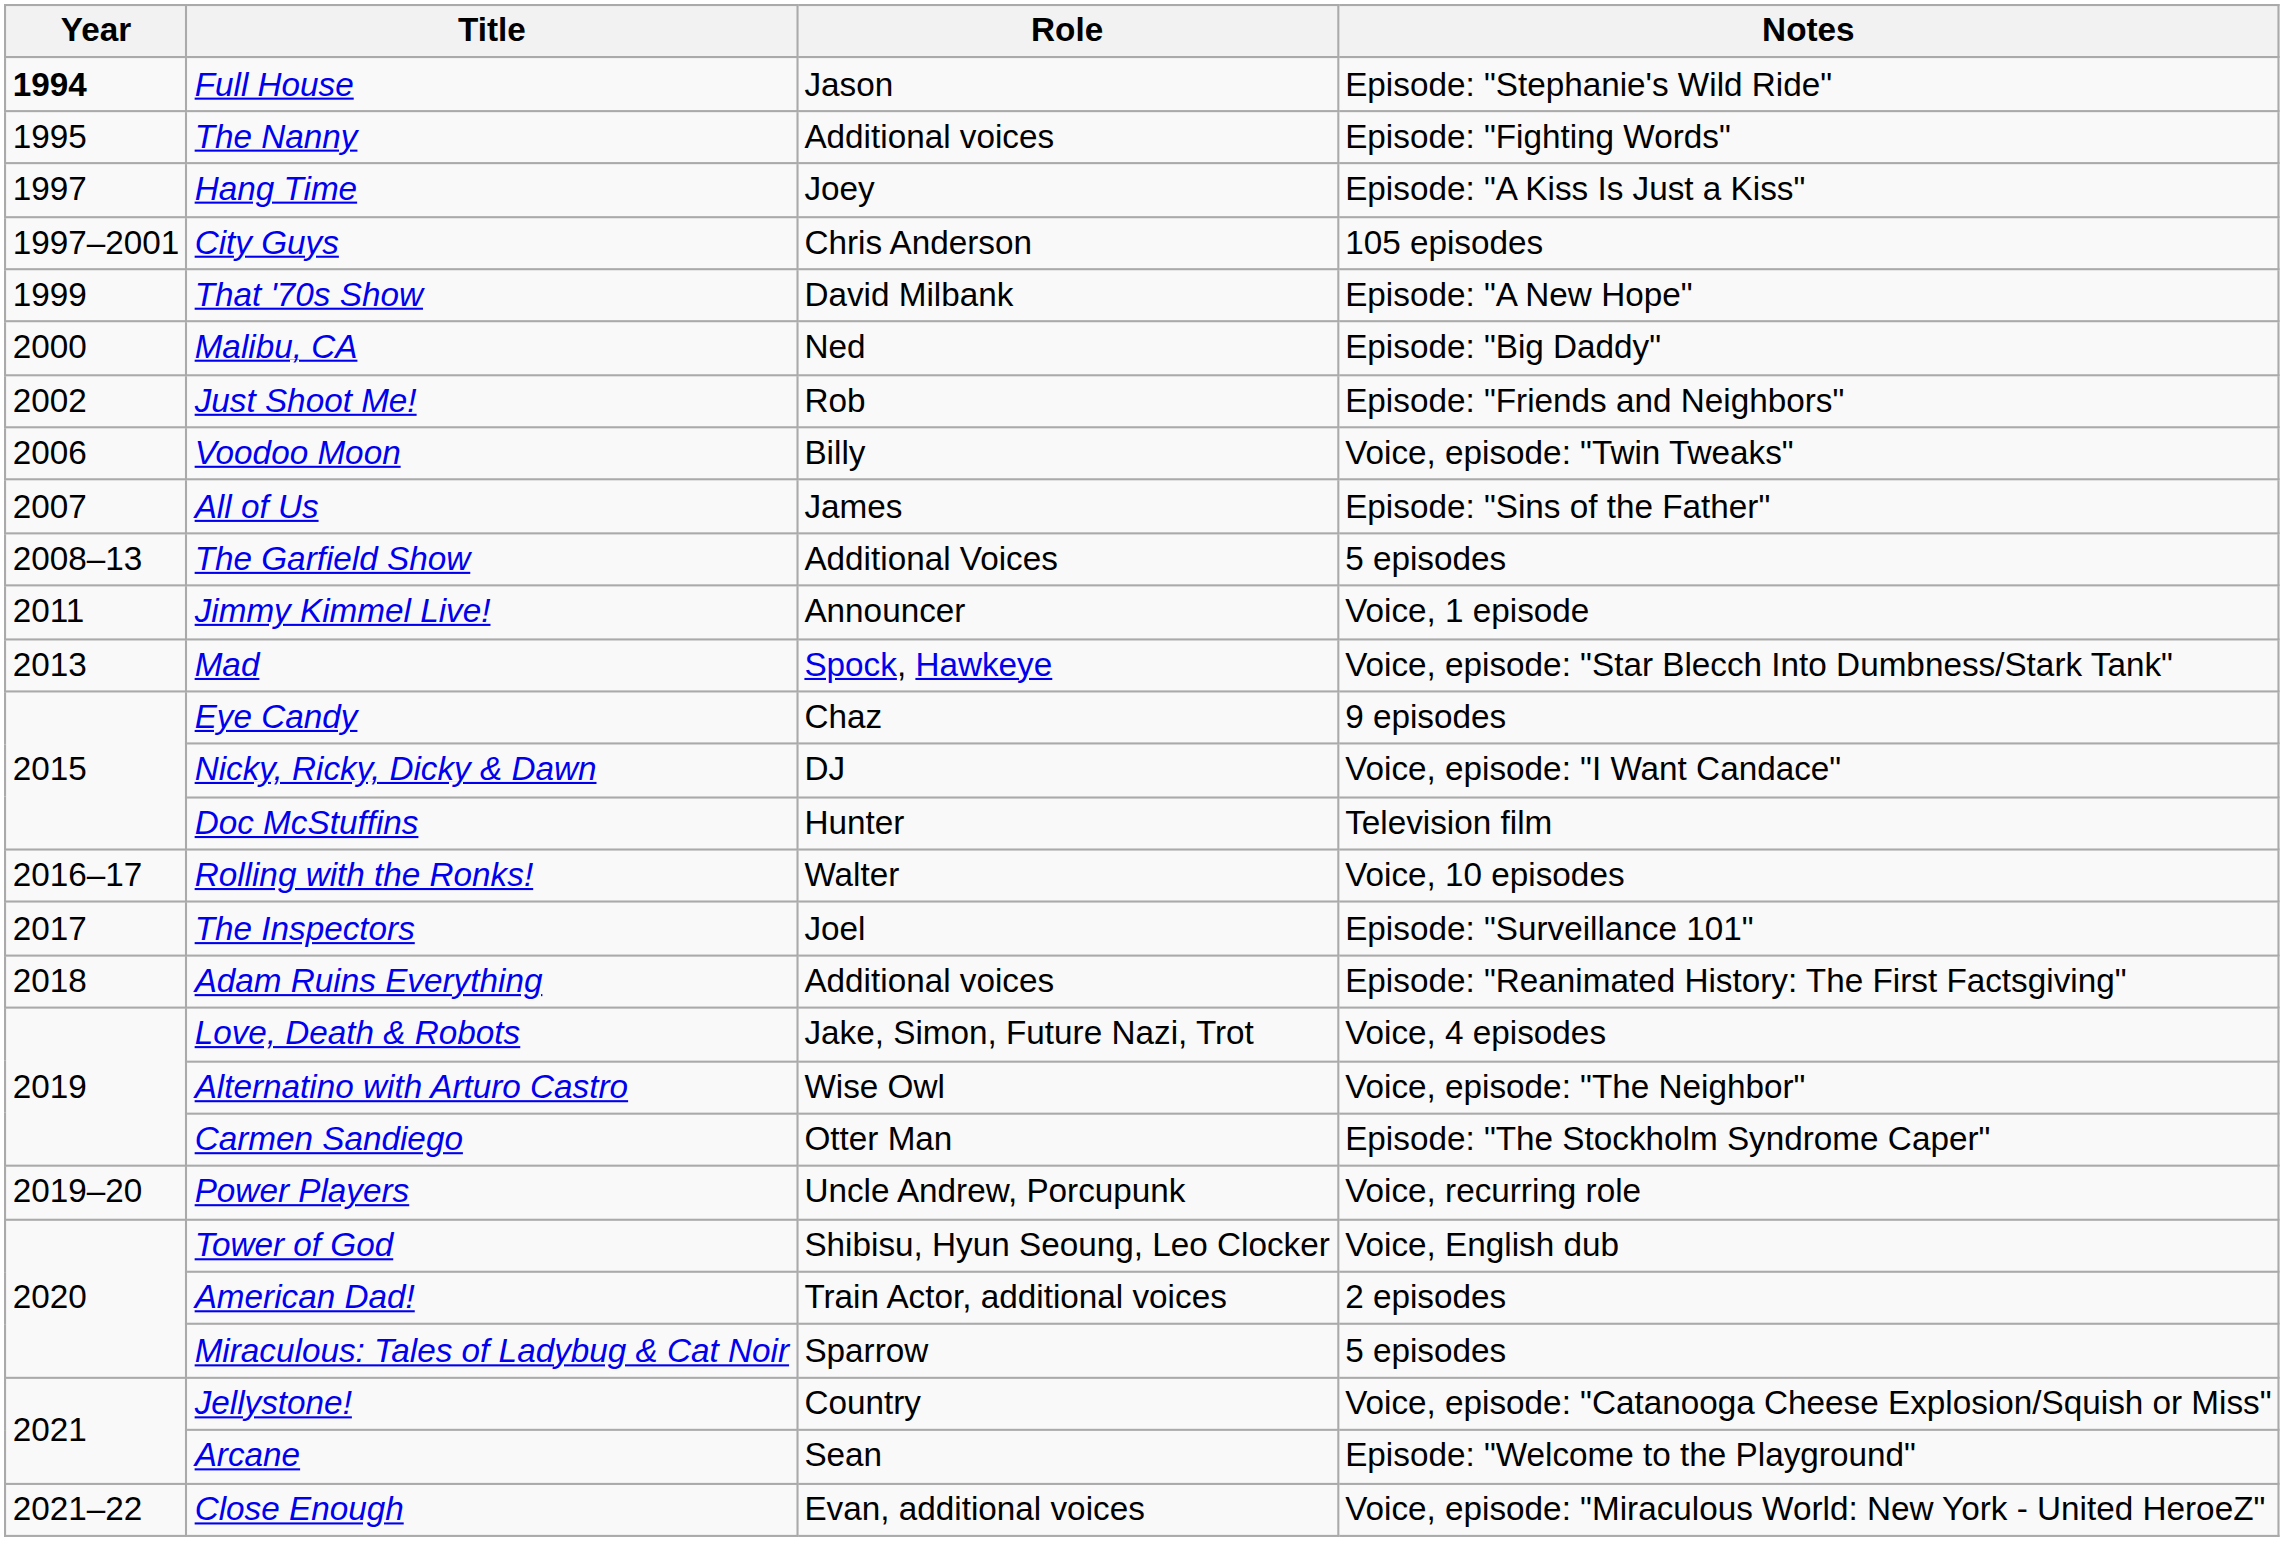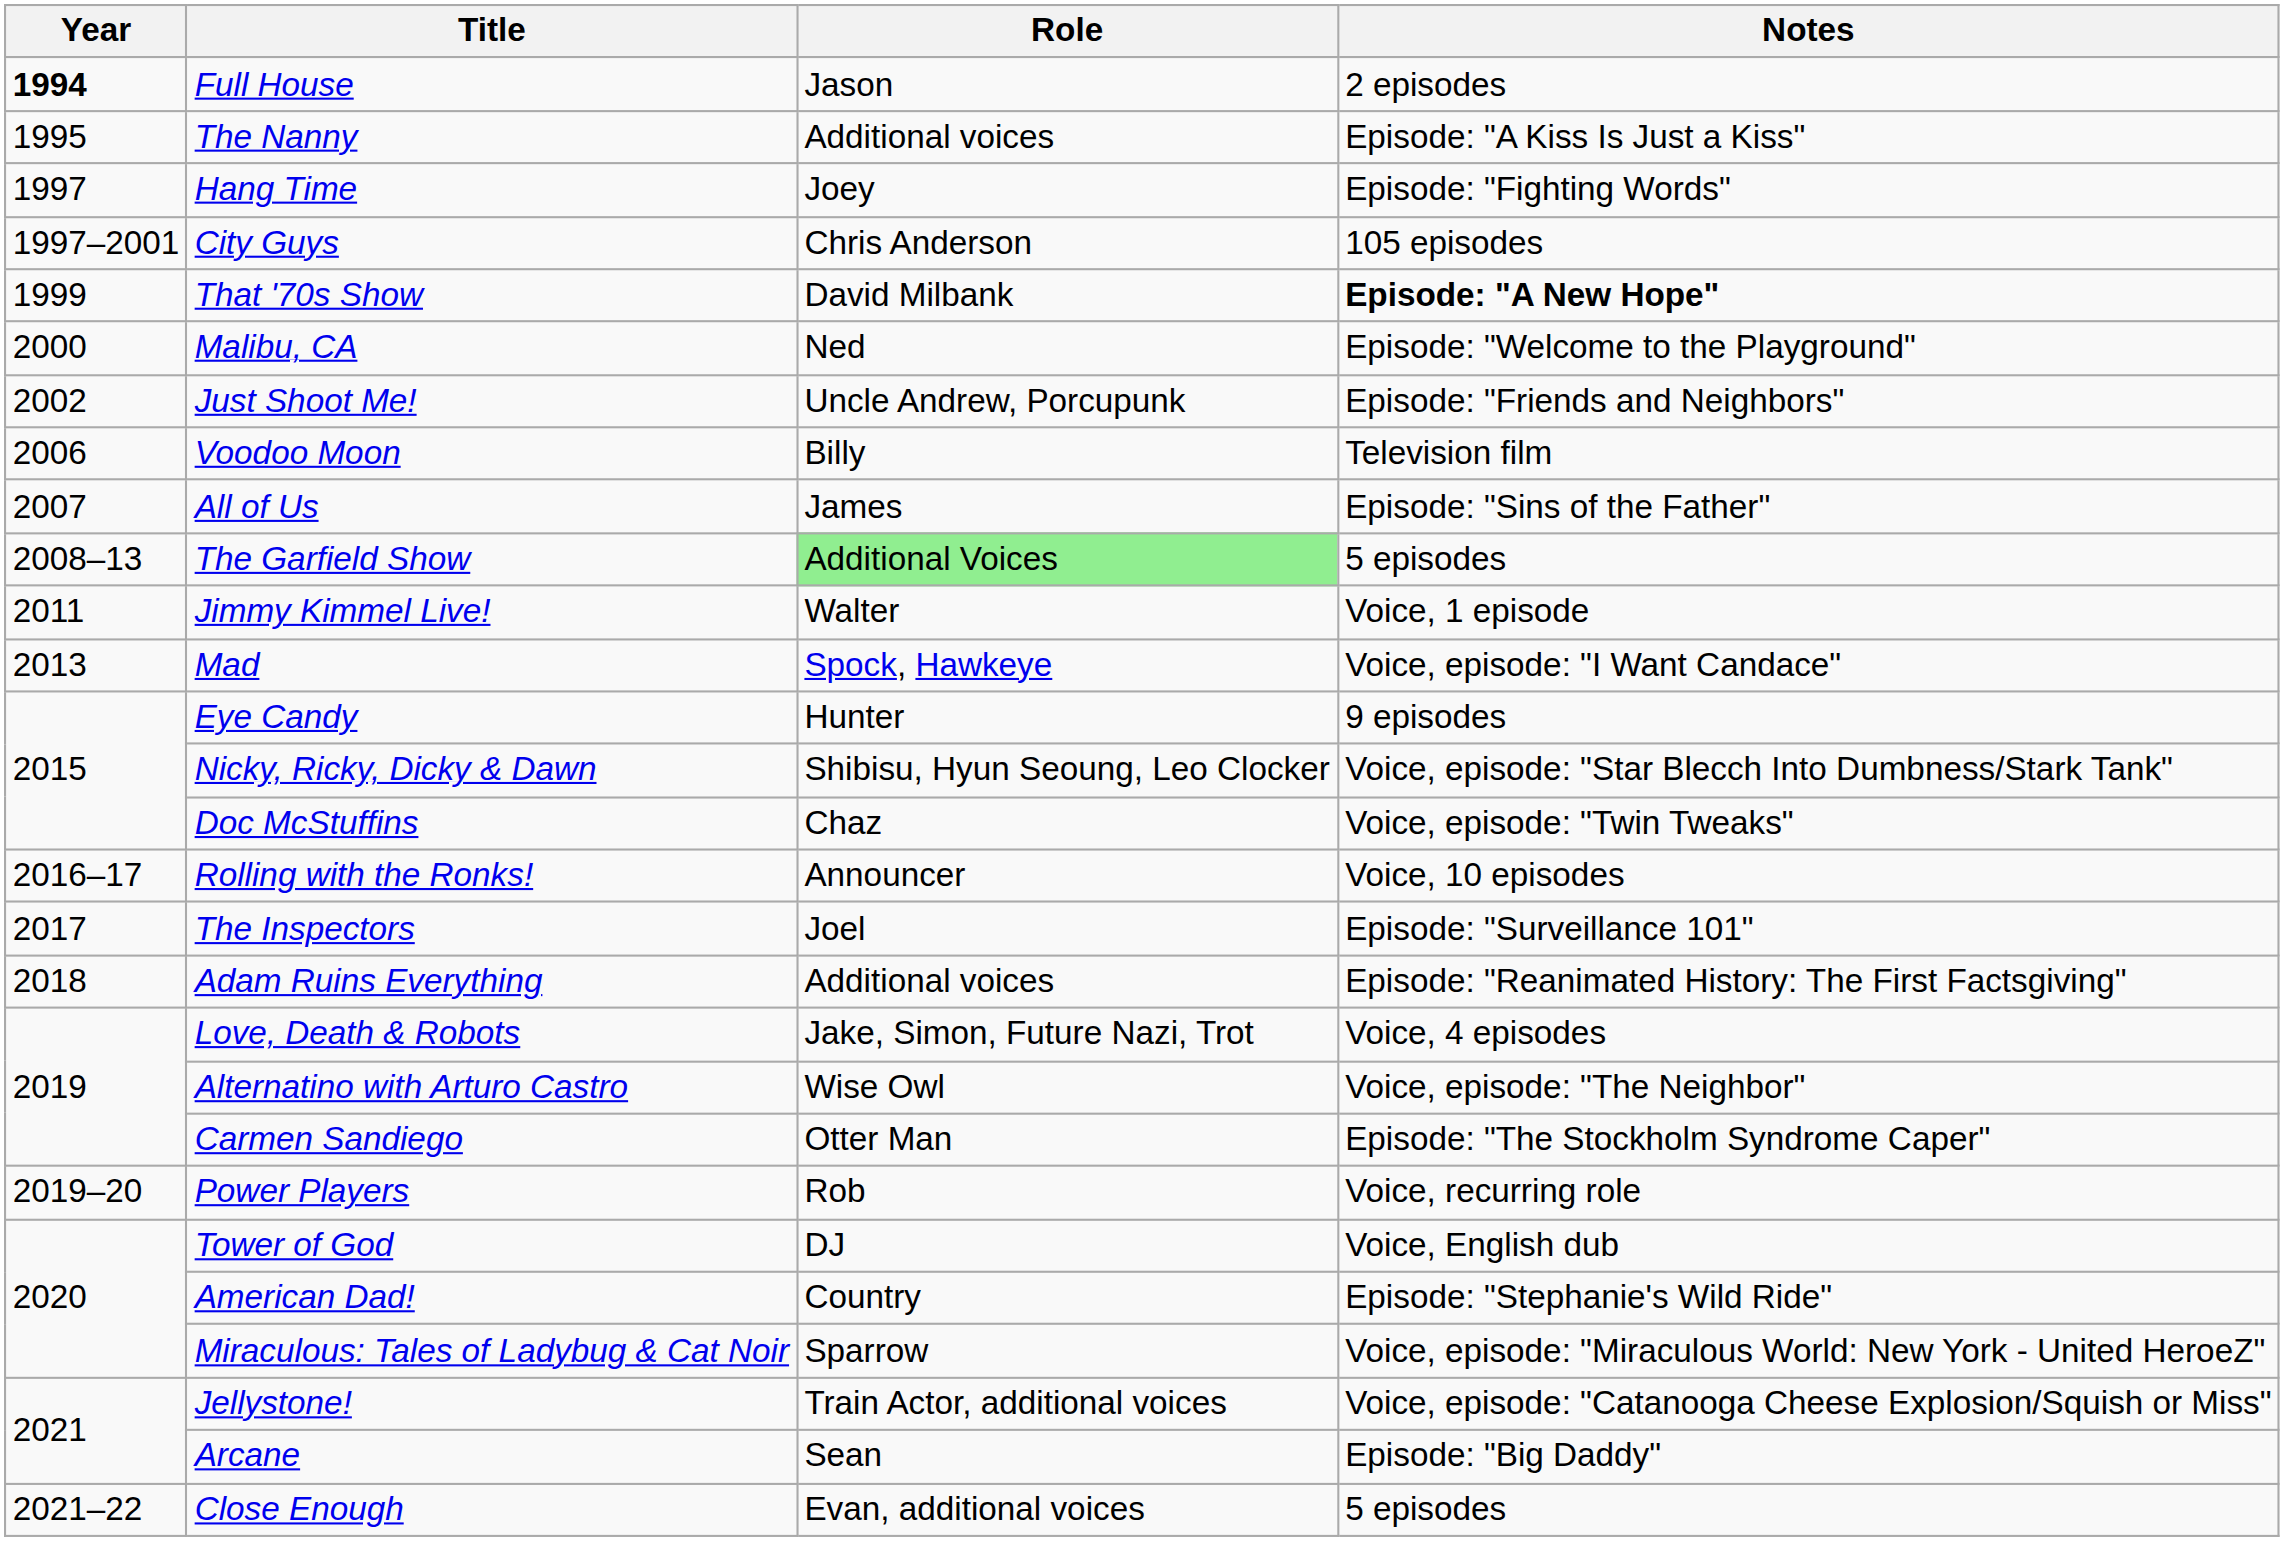(1589, 83) Episode: "Stephanie's Wild Ride" -> (1426, 83) 2 episodes
(1538, 136) Episode: "Fighting Words" -> (1575, 136) Episode: "A Kiss Is Just a Kiss"
(1575, 189) Episode: "A Kiss Is Just a Kiss" -> (1538, 189) Episode: "Fighting Words"
(1519, 294) normal -> (1532, 294) bold
(1503, 347) Episode: "Big Daddy" -> (1630, 347) Episode: "Welcome to the Playground"
(835, 400) Rob -> (995, 400) Uncle Andrew, Porcupunk
(1569, 453) Voice, episode: "Twin Tweaks" -> (1449, 453) Television film
(931, 558) no background -> (931, 558) lightgreen background
(885, 611) Announcer -> (852, 611) Walter
(1759, 664) Voice, episode: "Star Blecch Into Dumbness/Stark Tank" -> (1593, 664) Voice, episode: "I Want Candace"
(843, 717) Chaz -> (854, 717) Hunter
(825, 769) DJ -> (1067, 769) Shibisu, Hyun Seoung, Leo Clocker
(1593, 769) Voice, episode: "I Want Candace" -> (1759, 769) Voice, episode: "Star Blecch Into Dumbness/Stark Tank"
(854, 822) Hunter -> (843, 822) Chaz
(1449, 822) Television film -> (1569, 822) Voice, episode: "Twin Tweaks"
(852, 875) Walter -> (885, 875) Announcer
(995, 1192) Uncle Andrew, Porcupunk -> (835, 1192) Rob
(1067, 1244) Shibisu, Hyun Seoung, Leo Clocker -> (825, 1244) DJ
(1016, 1297) Train Actor, additional voices -> (863, 1297) Country
(1426, 1297) 2 episodes -> (1589, 1297) Episode: "Stephanie's Wild Ride"
(1426, 1350) 5 episodes -> (1805, 1350) Voice, episode: "Miraculous World: New York - United HeroeZ"
(863, 1403) Country -> (1016, 1403) Train Actor, additional voices
(1630, 1455) Episode: "Welcome to the Playground" -> (1503, 1455) Episode: "Big Daddy"
(1805, 1508) Voice, episode: "Miraculous World: New York - United HeroeZ" -> (1426, 1508) 5 episodes
